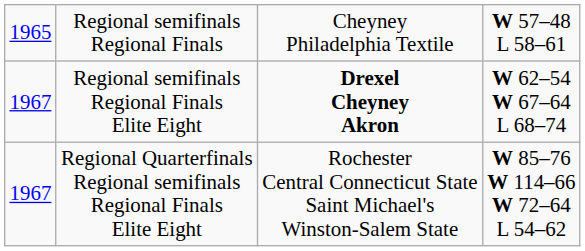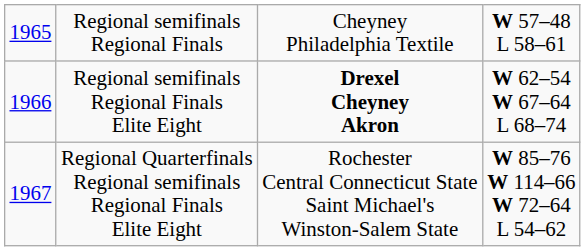(30, 101) 1967 -> (30, 101) 1966
